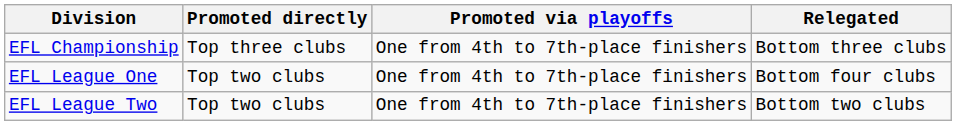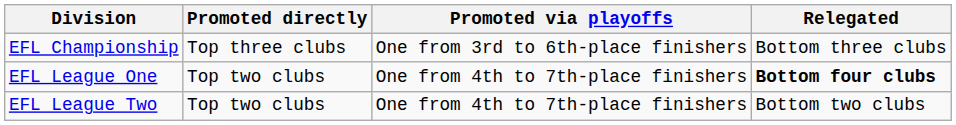(562, 48) One from 4th to 7th-place finishers -> (562, 48) One from 3rd to 6th-place finishers
(846, 77) normal -> (846, 77) bold
